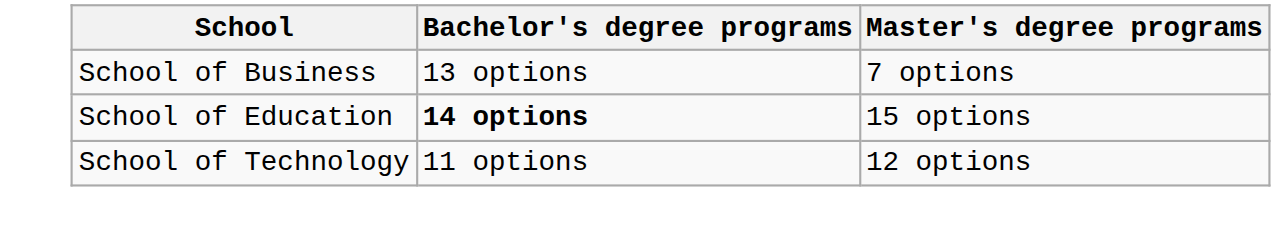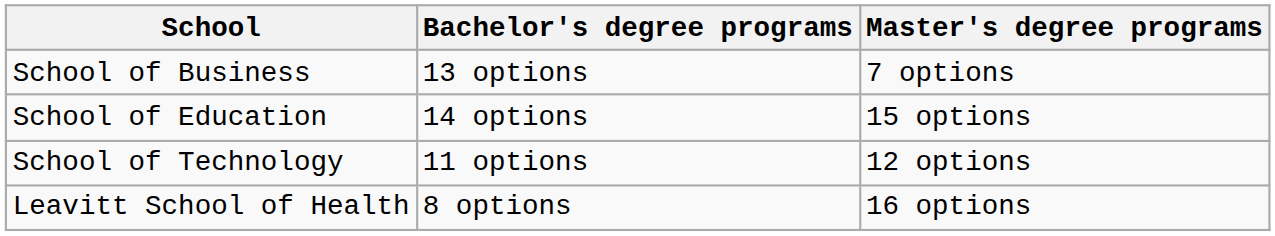(505, 118) bold -> (505, 118) normal
+ row: (211, 207)
